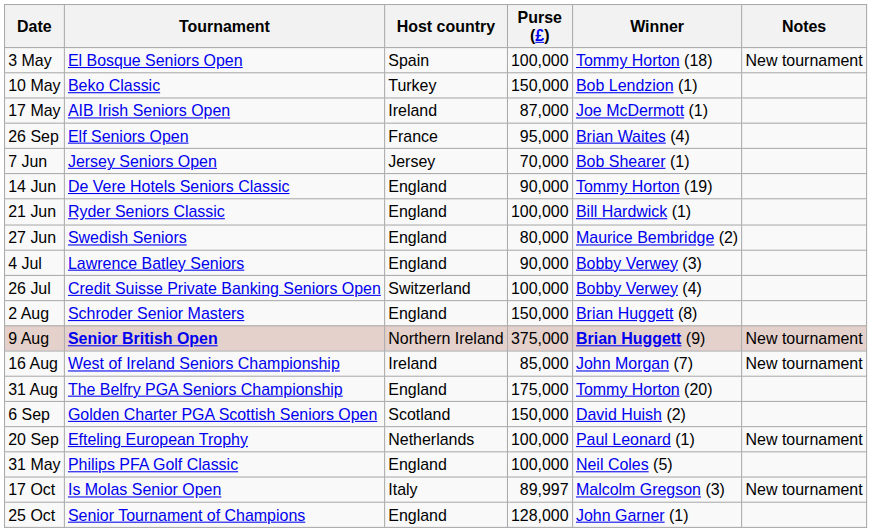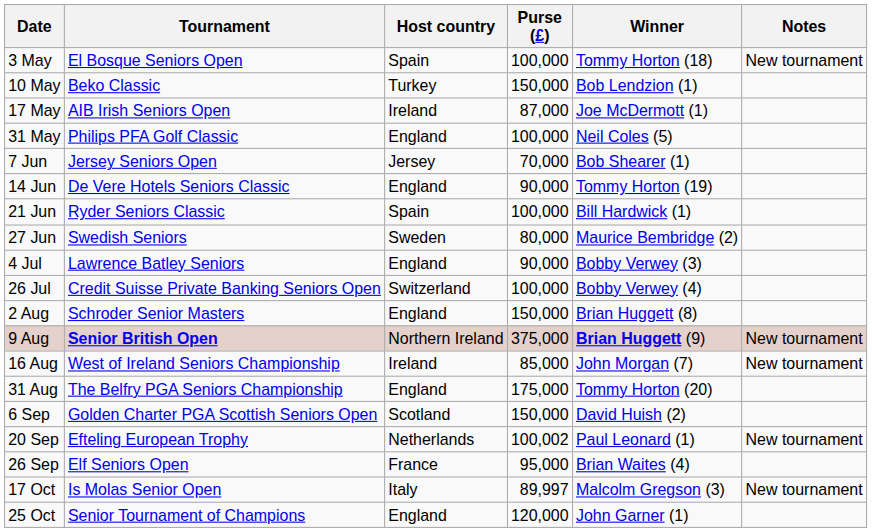rows swapped: (34, 465) <-> (34, 136)
(418, 212) England -> (409, 212) Spain
(418, 237) England -> (417, 237) Sweden
(540, 439) 100,000 -> (540, 439) 100,002
(540, 515) 128,000 -> (540, 515) 120,000
